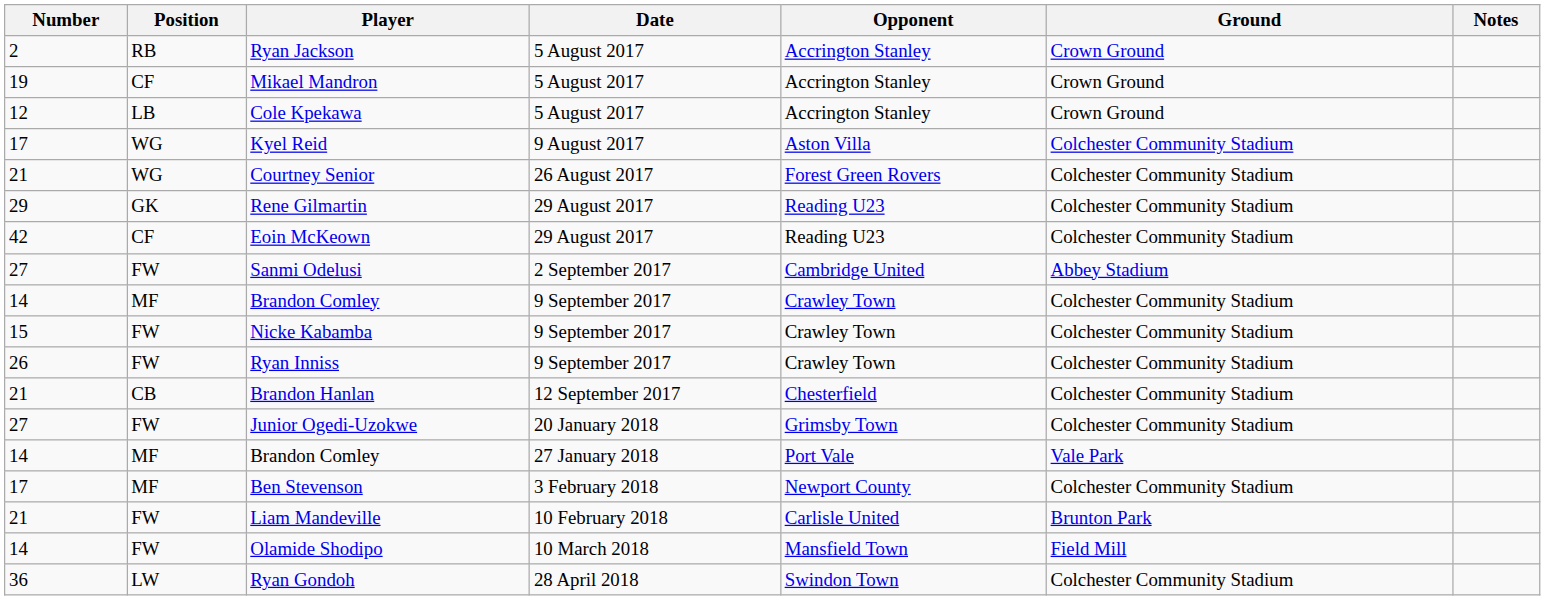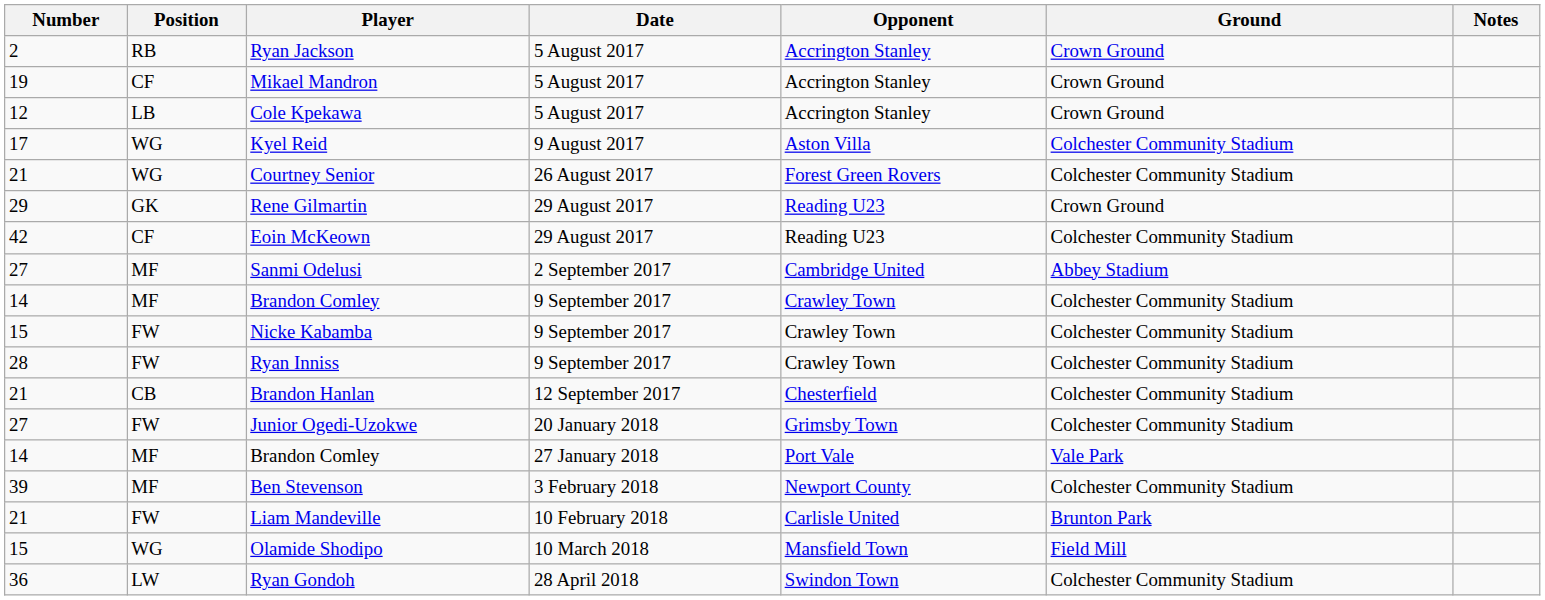(1172, 206) Colchester Community Stadium -> (1107, 206) Crown Ground
(145, 268) FW -> (145, 268) MF
(18, 362) 26 -> (18, 362) 28
(18, 486) 17 -> (18, 486) 39
(18, 548) 14 -> (18, 548) 15
(145, 548) FW -> (147, 548) WG
